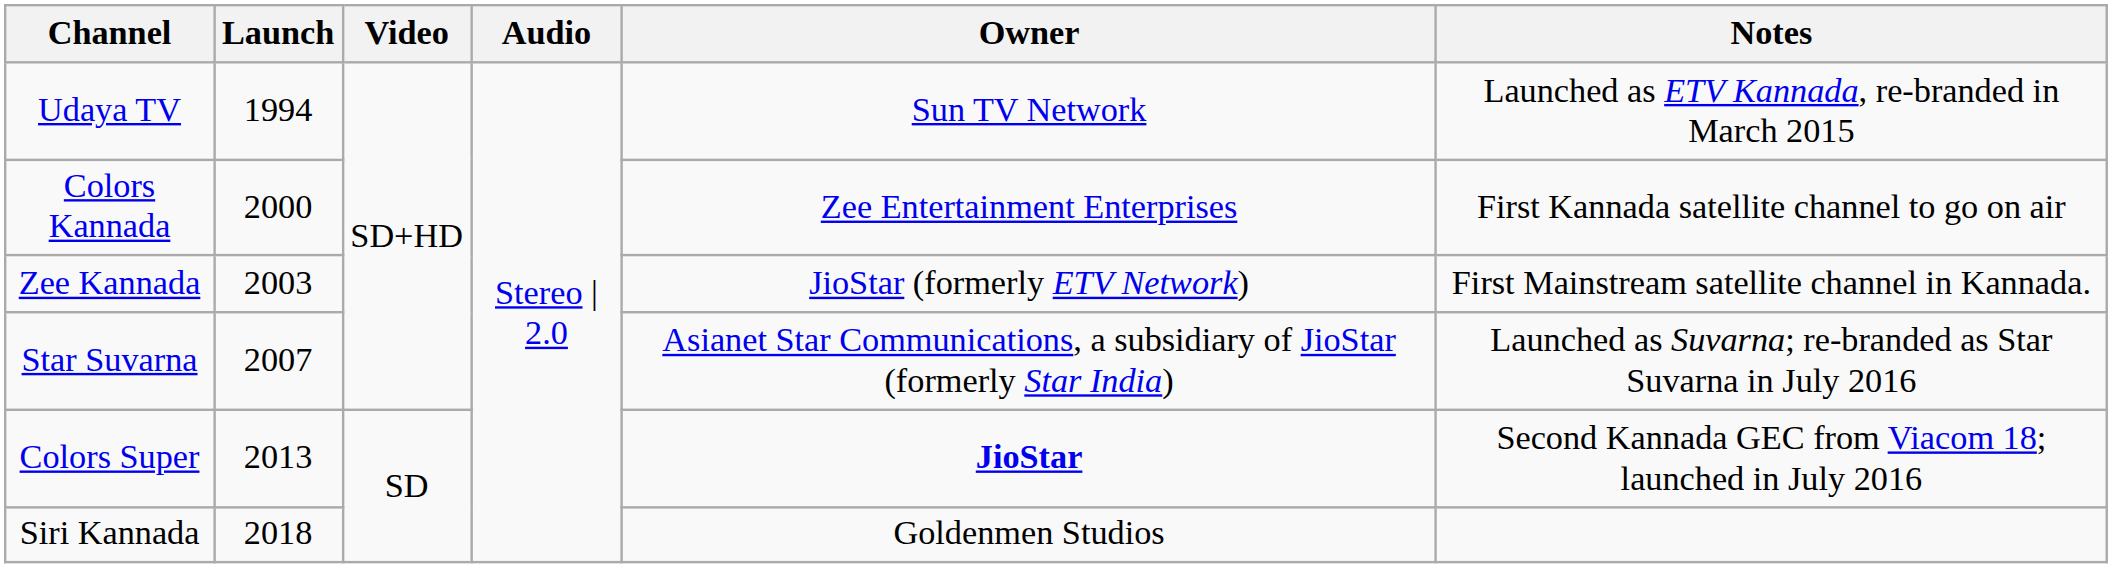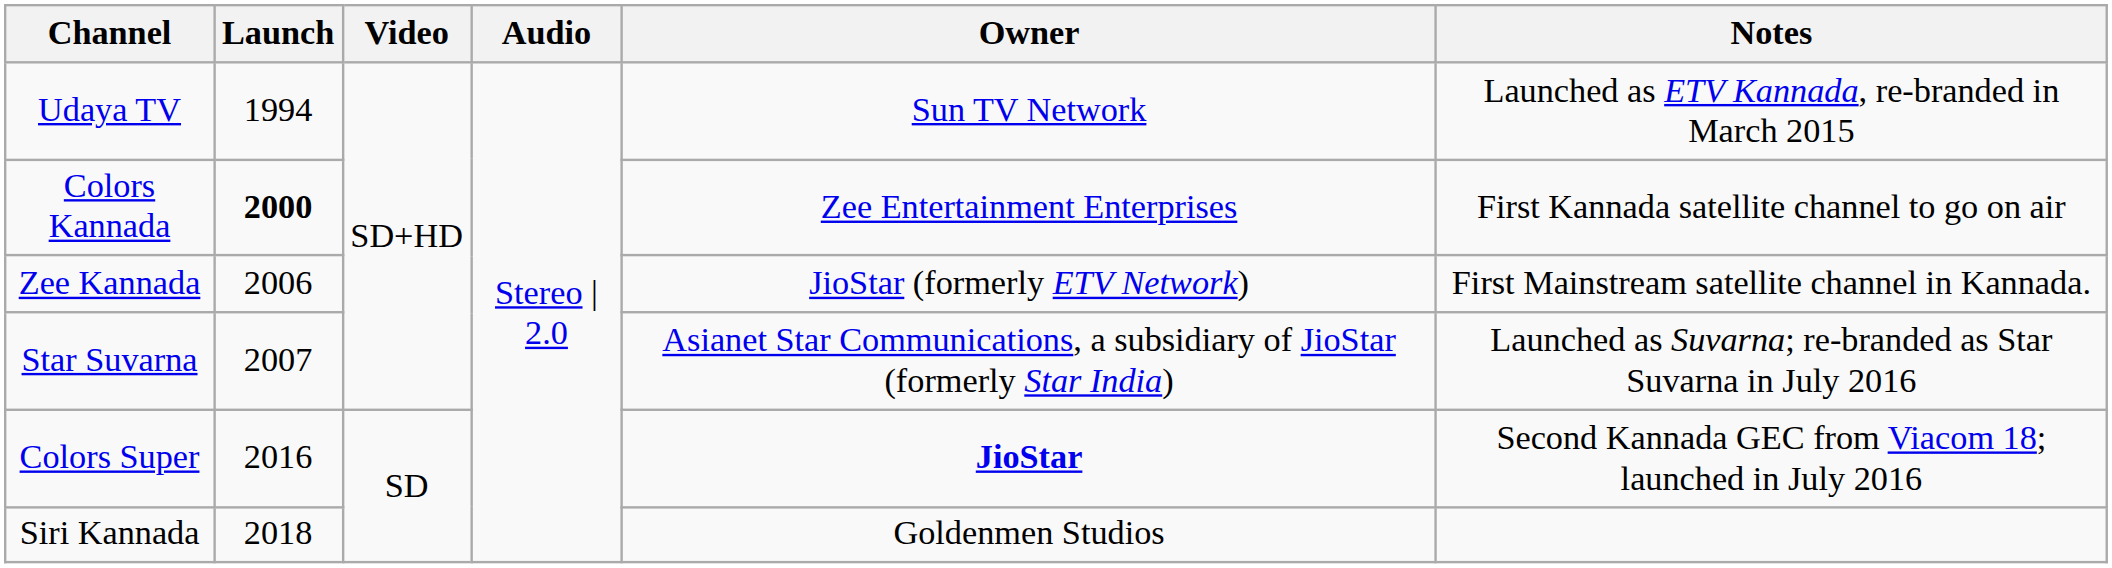(278, 206) normal -> (278, 206) bold
(278, 283) 2003 -> (278, 283) 2006
(278, 457) 2013 -> (278, 457) 2016
